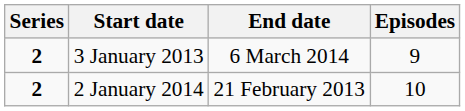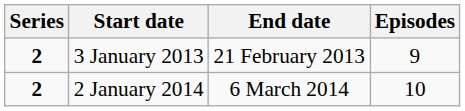(289, 55) 6 March 2014 -> (289, 55) 21 February 2013
(289, 88) 21 February 2013 -> (289, 88) 6 March 2014
